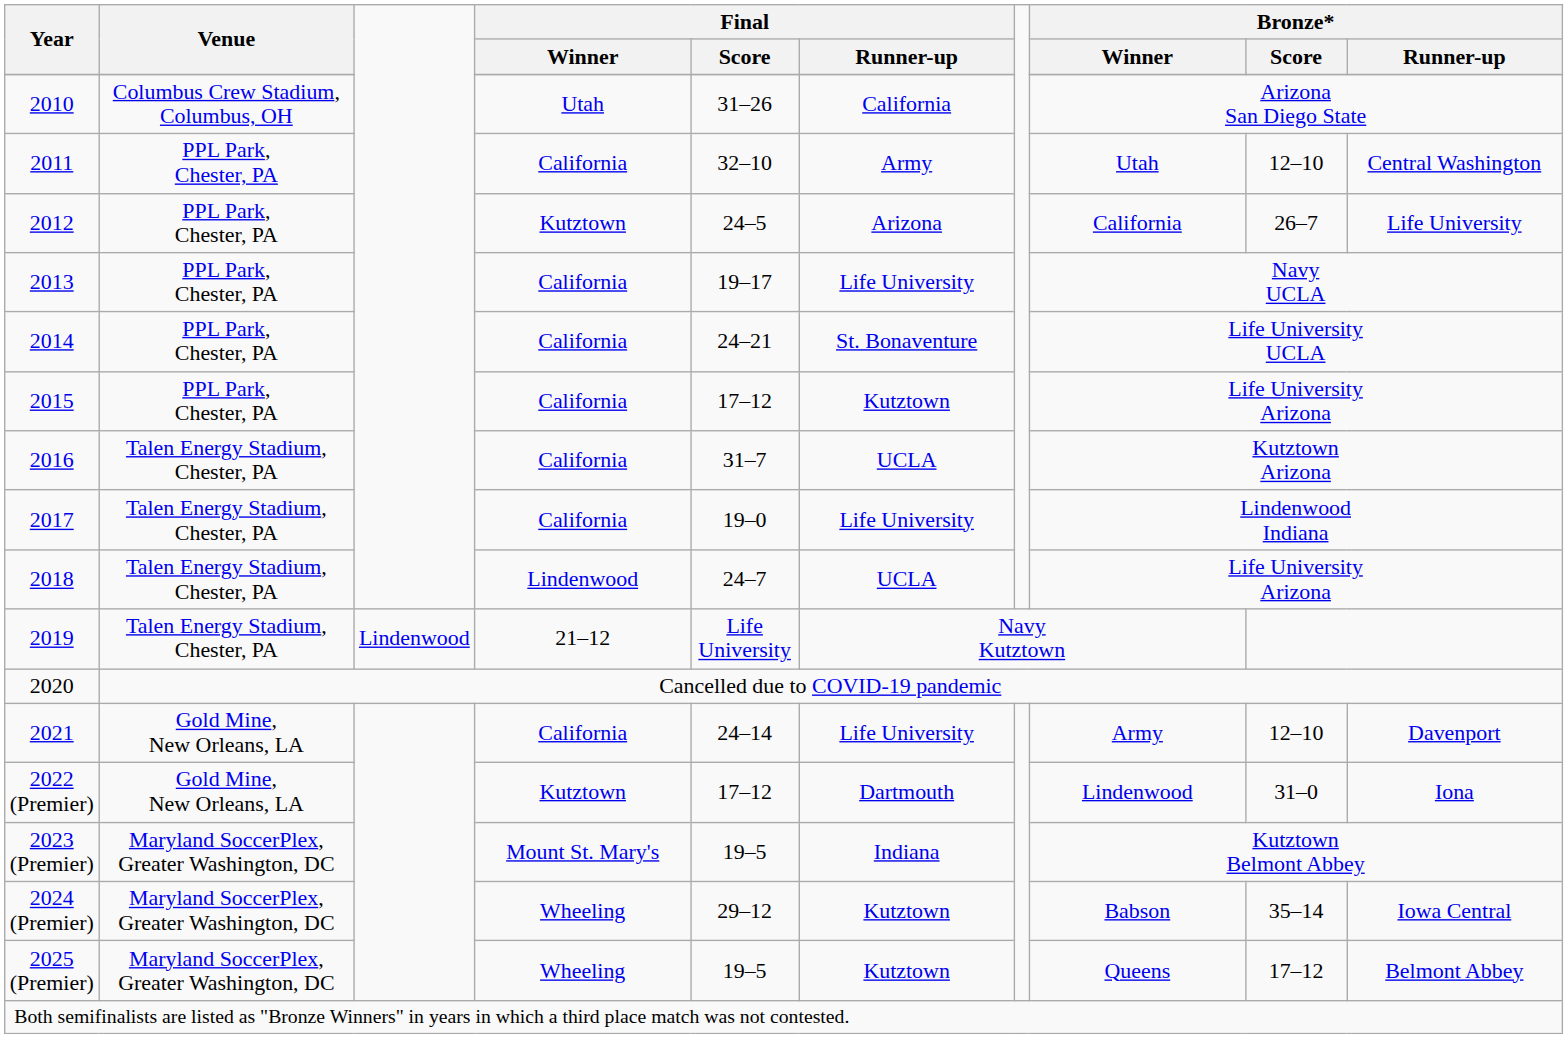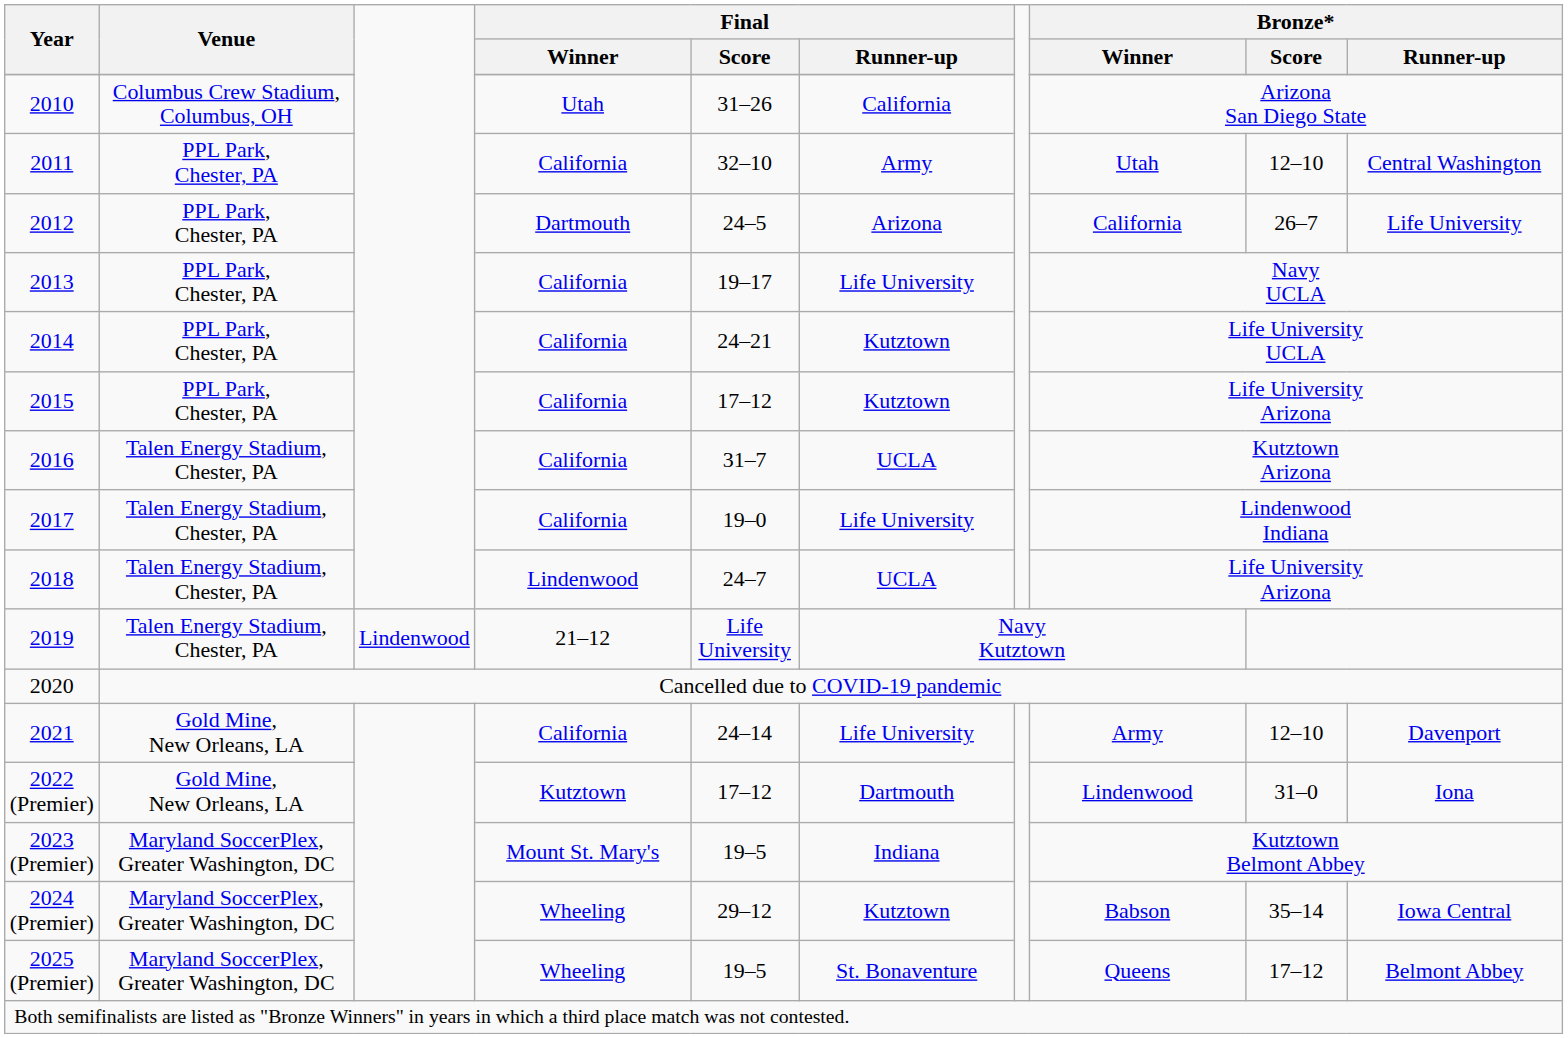(583, 222) Kutztown -> (583, 222) Dartmouth
(907, 341) St. Bonaventure -> (907, 341) Kutztown
(907, 970) Kutztown -> (907, 970) St. Bonaventure
